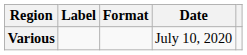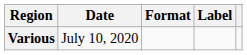columns swapped: (194, 15) <-> (79, 15)
